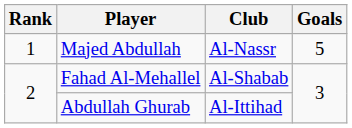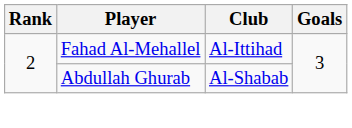- row: (121, 48)
(249, 78) Al-Shabab -> (246, 48) Al-Ittihad
(246, 107) Al-Ittihad -> (249, 78) Al-Shabab
